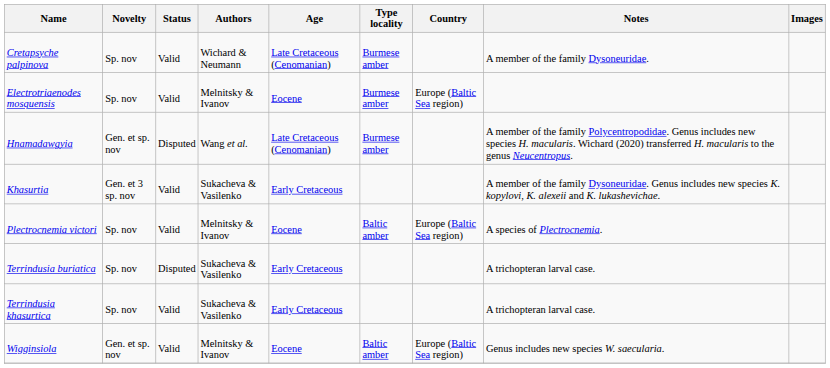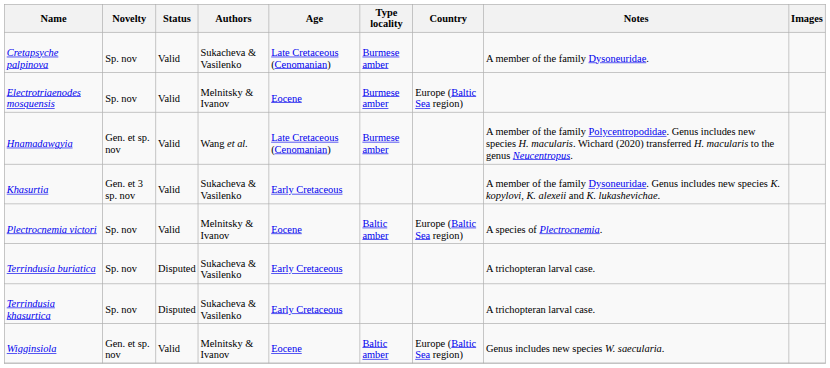(223, 58) Wichard & Neumann -> (228, 58) Sukacheva & Vasilenko
(177, 144) Disputed -> (169, 144) Valid
(169, 309) Valid -> (177, 309) Disputed
